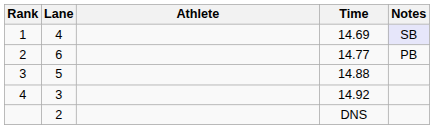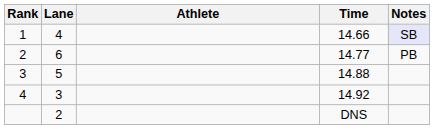(354, 34) 14.69 -> (354, 34) 14.66
